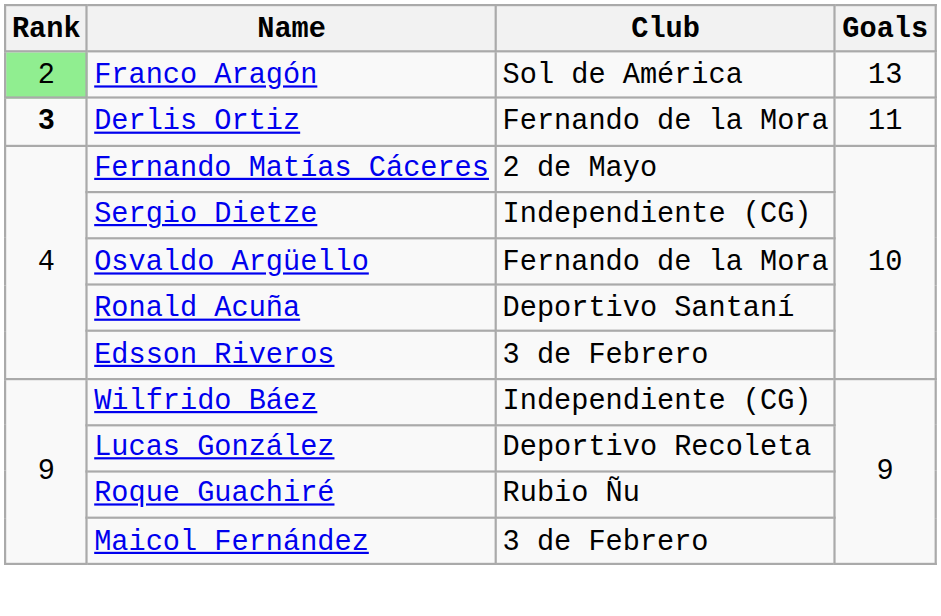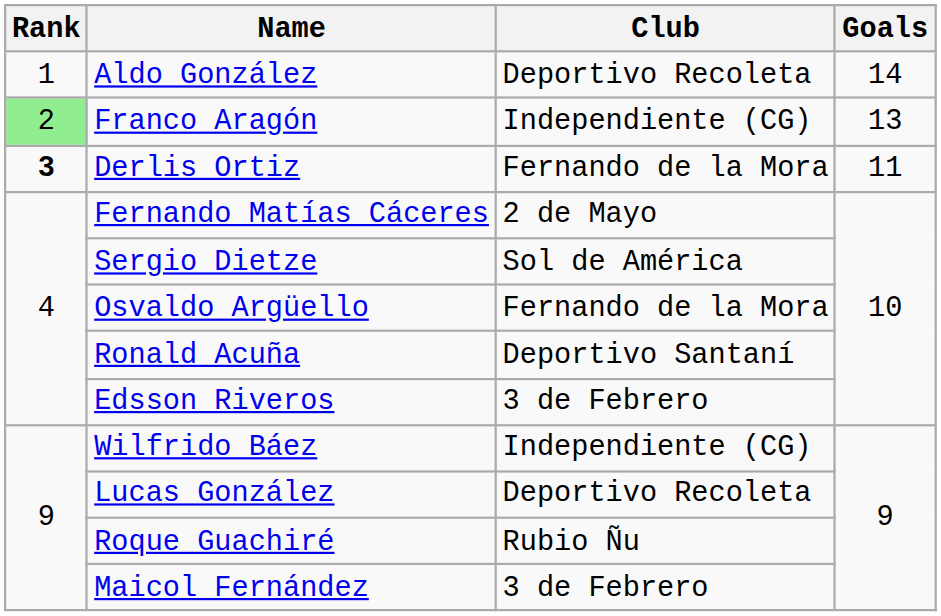+ row: (206, 75)
(623, 75) Sol de América -> (657, 122) Independiente (CG)
(657, 215) Independiente (CG) -> (623, 261) Sol de América
